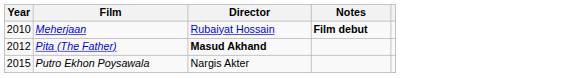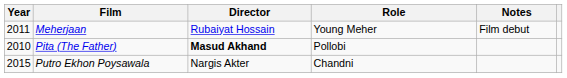+ column: (394, 13)
(19, 30) 2010 -> (18, 30) 2011
(341, 30) bold -> (504, 30) normal
(19, 47) 2012 -> (19, 47) 2010
